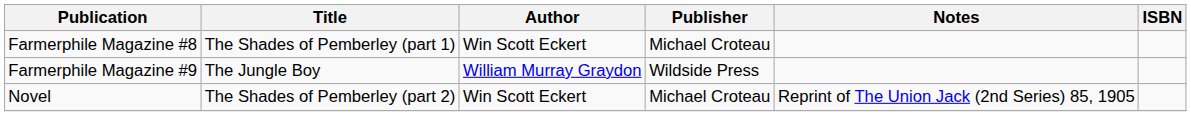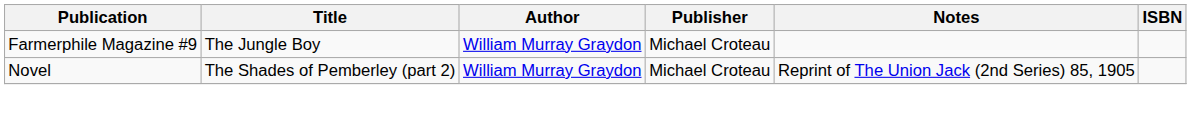- row: (103, 44)
(704, 70) Wildside Press -> (710, 44) Michael Croteau
(525, 96) Win Scott Eckert -> (552, 70) William Murray Graydon
